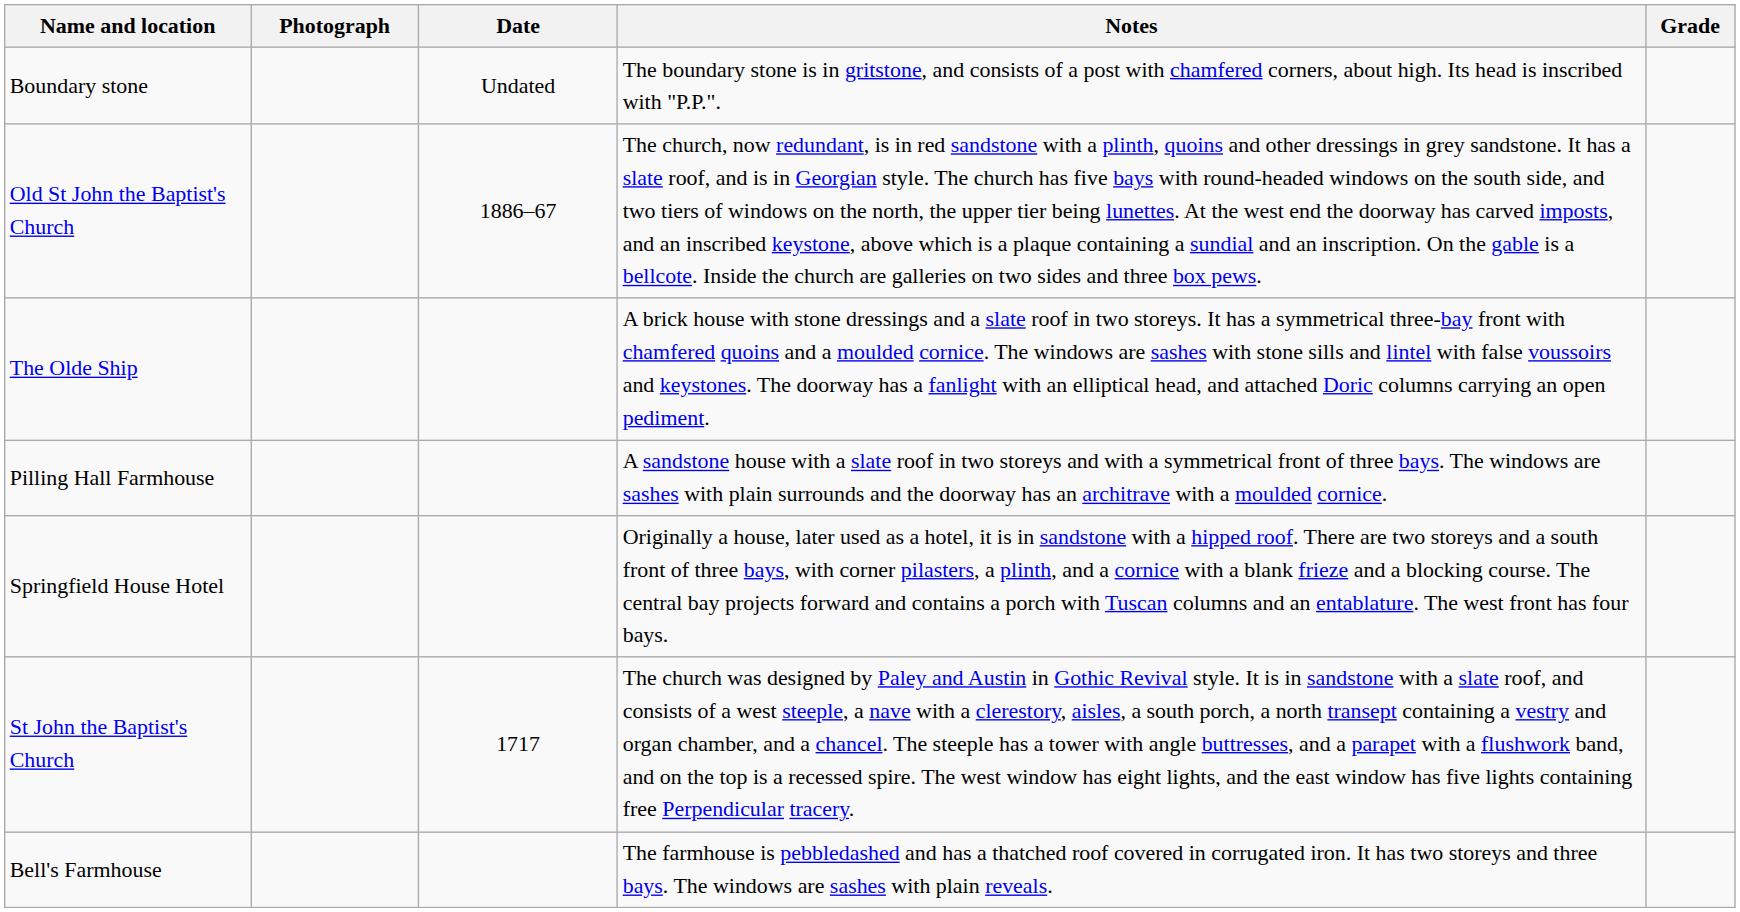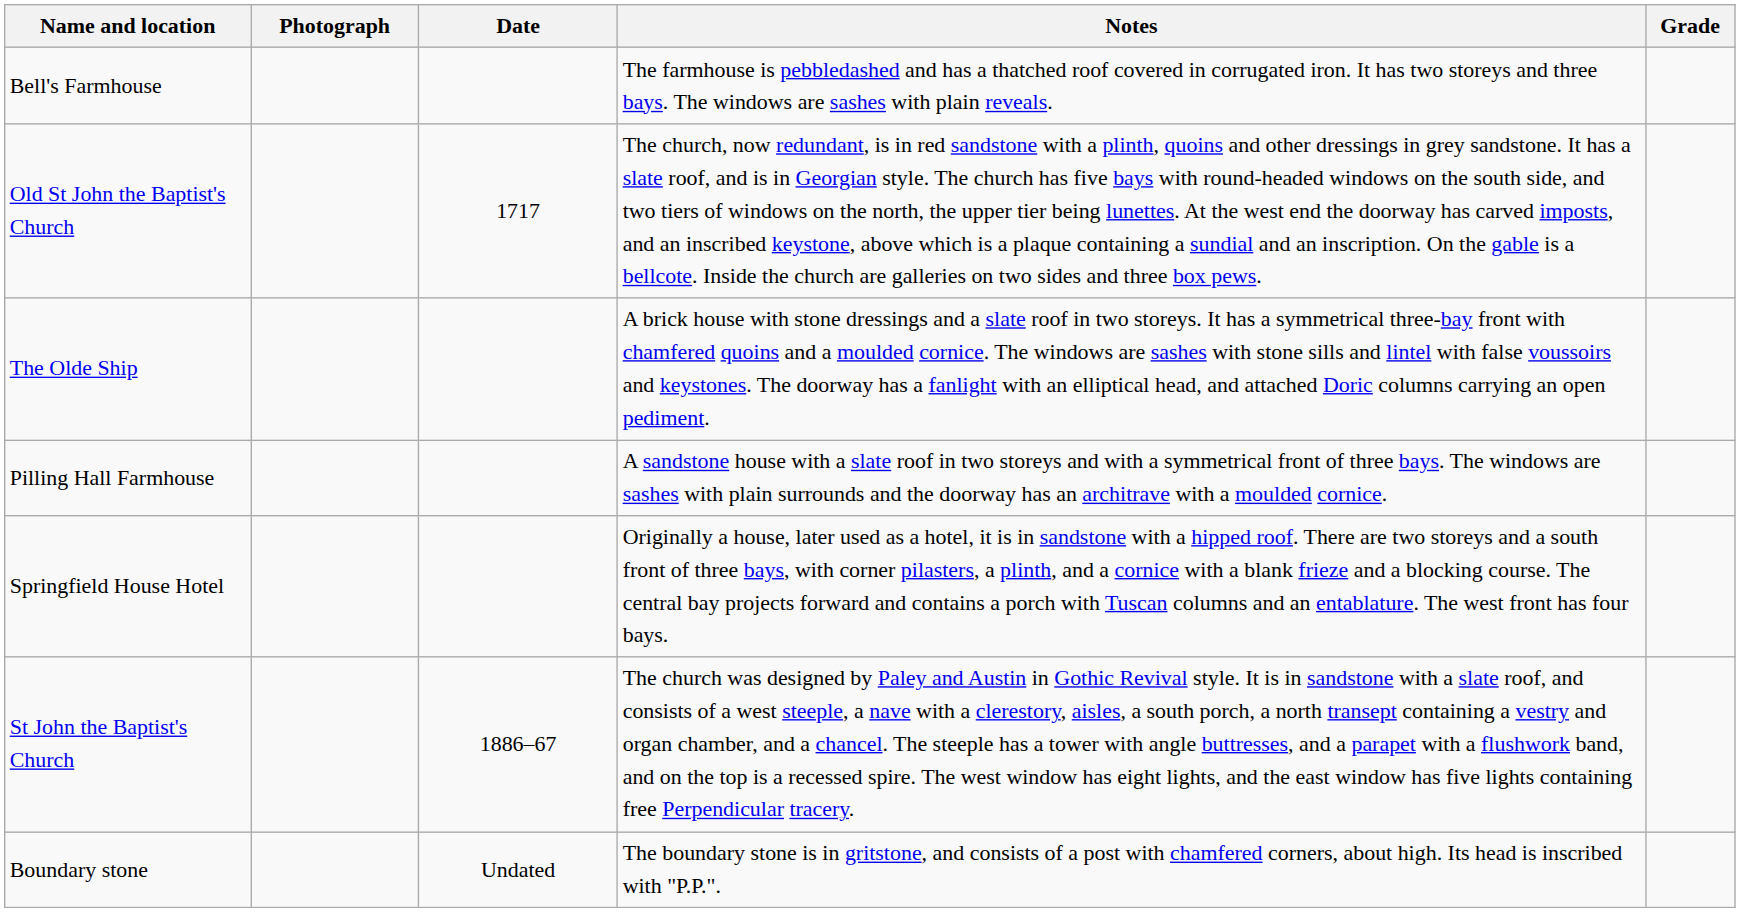rows swapped: (86, 869) <-> (79, 85)
(518, 210) 1886–67 -> (518, 210) 1717
(518, 744) 1717 -> (518, 744) 1886–67
